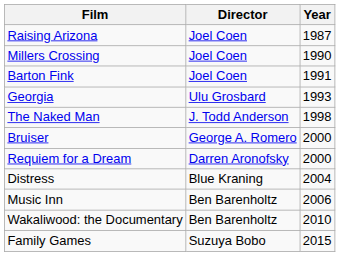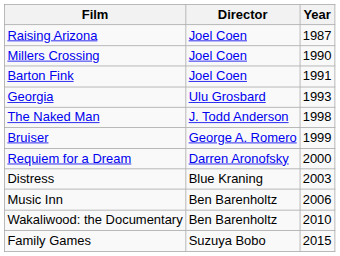(317, 138) 2000 -> (317, 138) 1999
(317, 179) 2004 -> (317, 179) 2003
